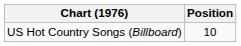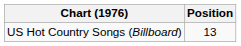(210, 32) 10 -> (210, 32) 13
